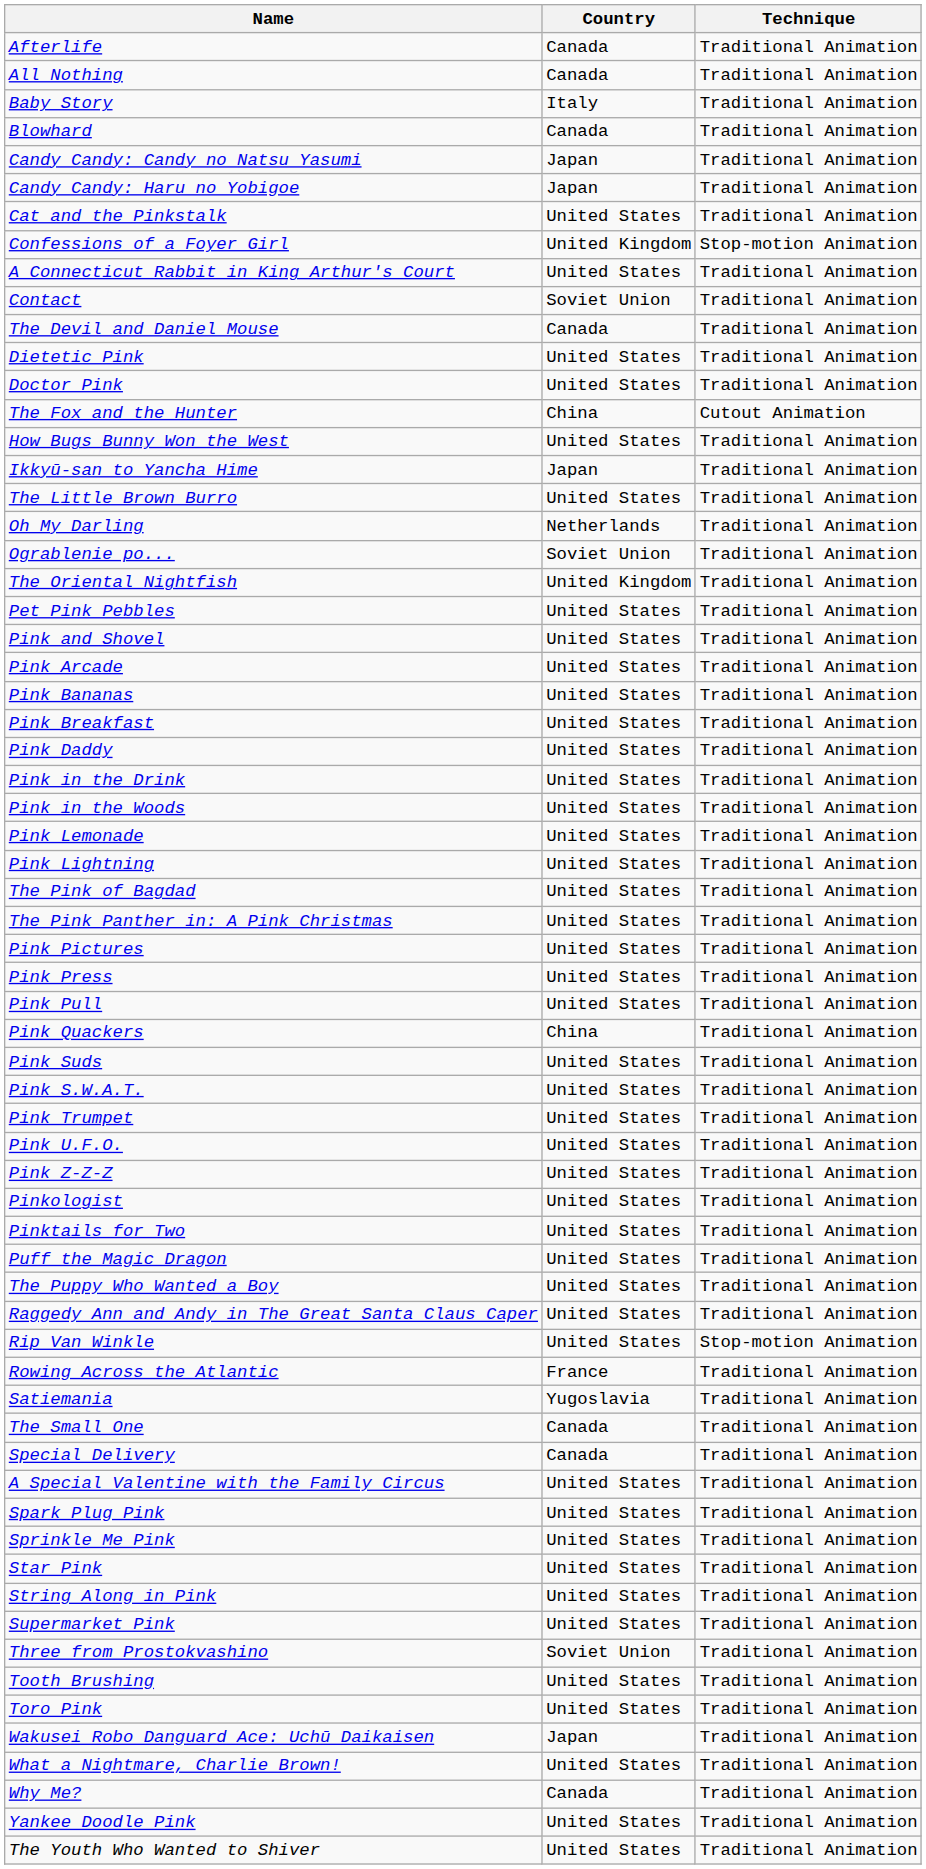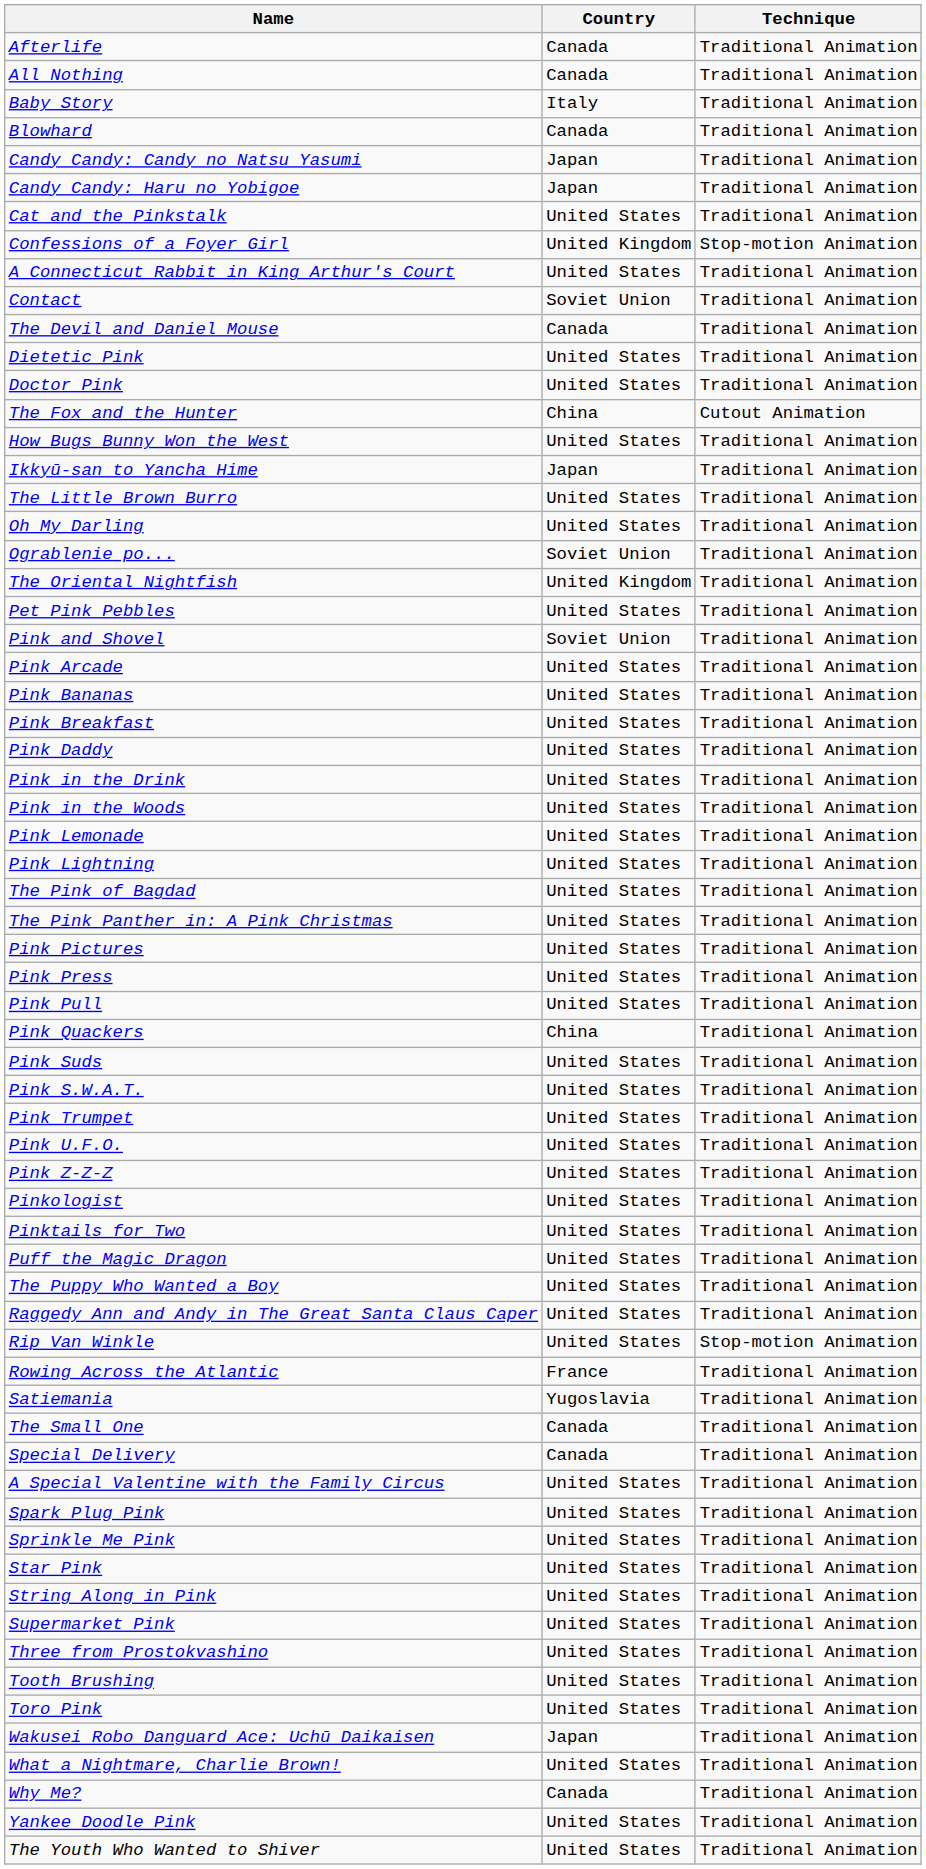(603, 526) Netherlands -> (614, 526) United States
(614, 639) United States -> (608, 639) Soviet Union
(608, 1653) Soviet Union -> (614, 1653) United States
